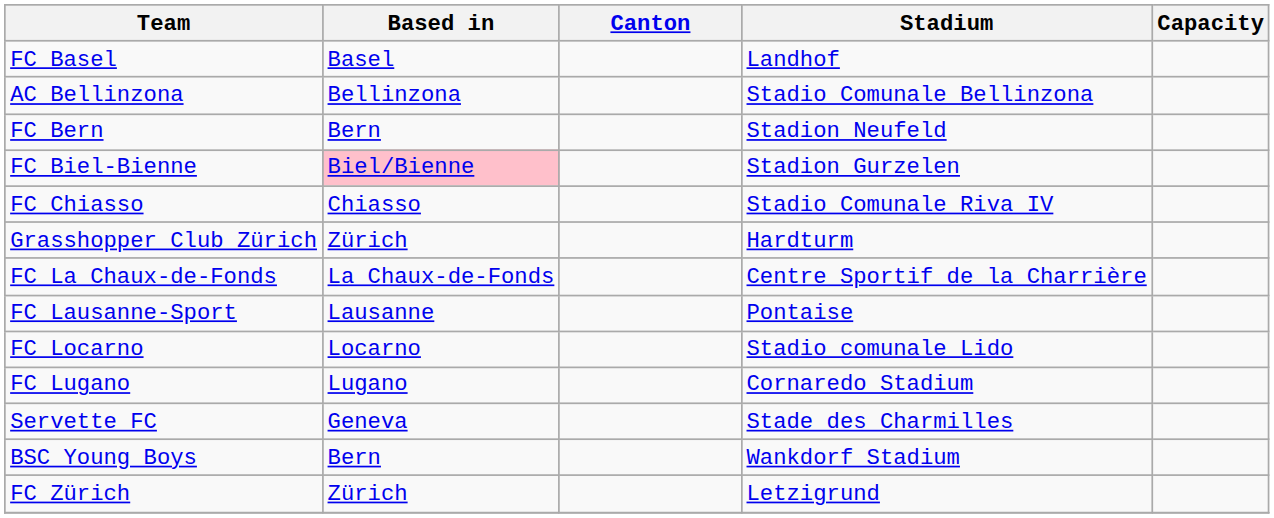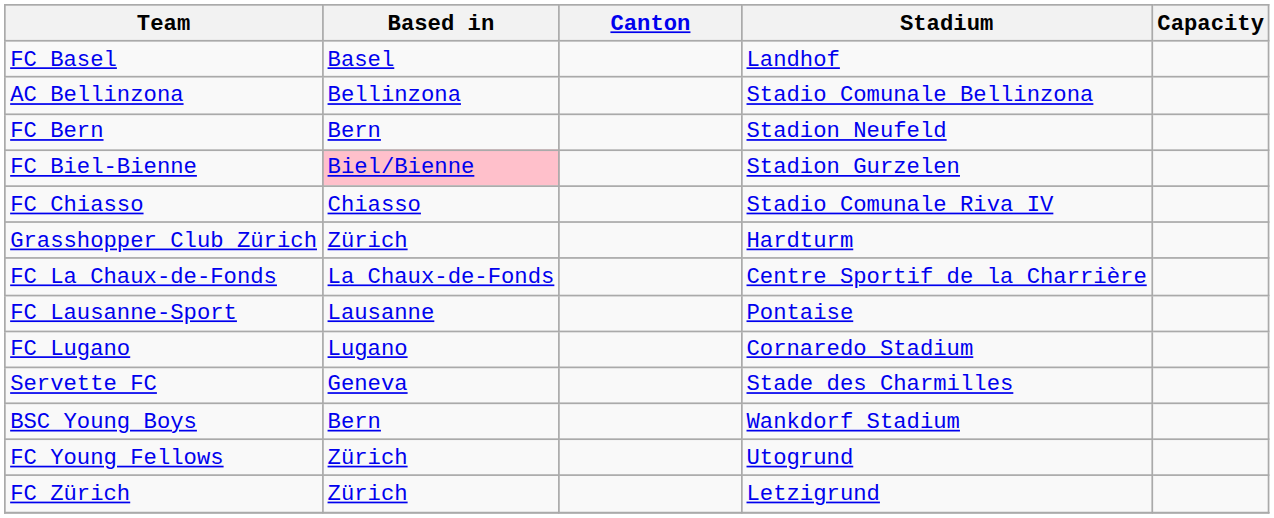- row: (77, 349)
+ row: (117, 458)
